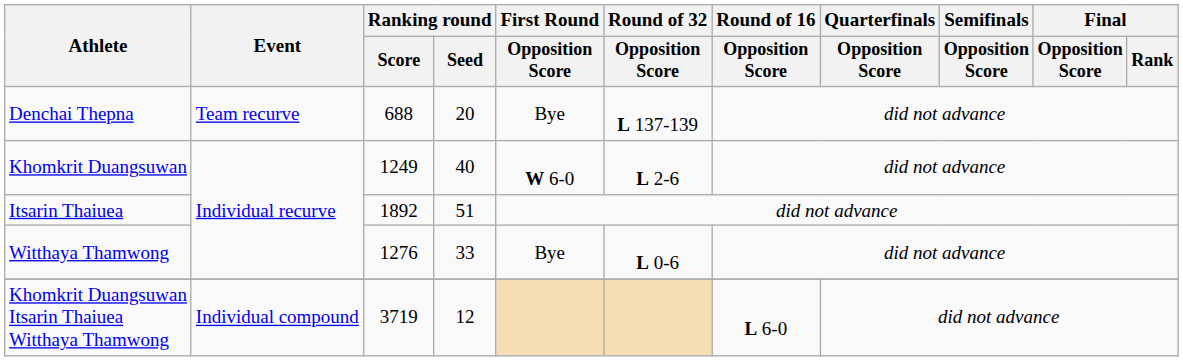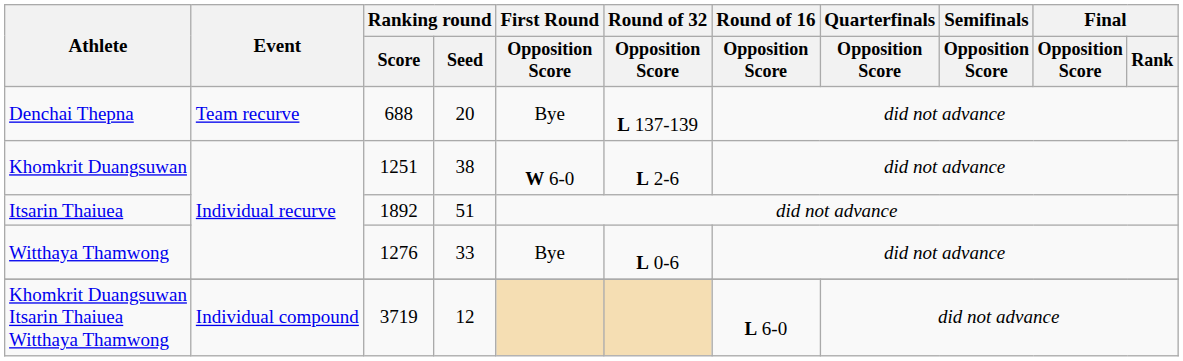(399, 167) 1249 -> (399, 167) 1251
(465, 167) 40 -> (465, 167) 38
